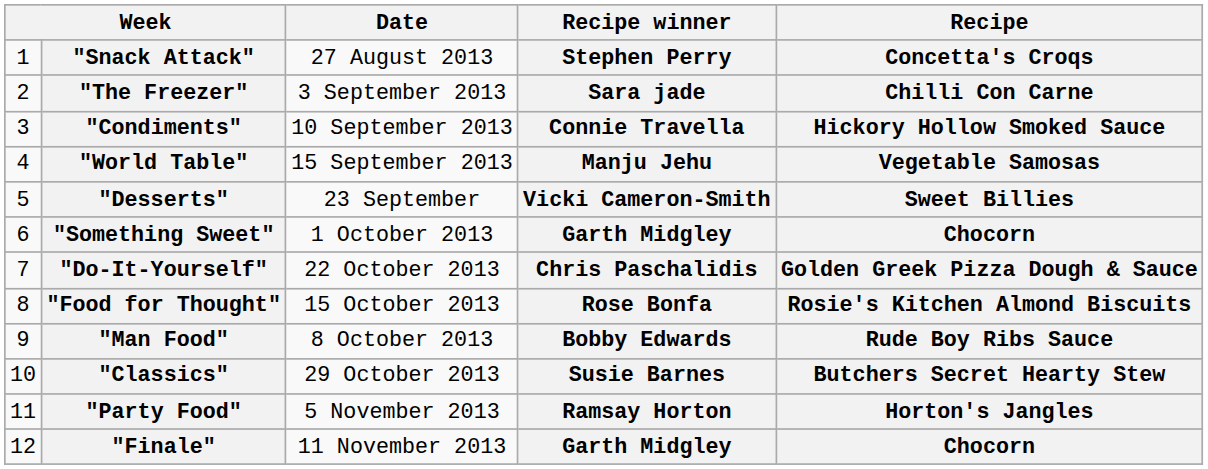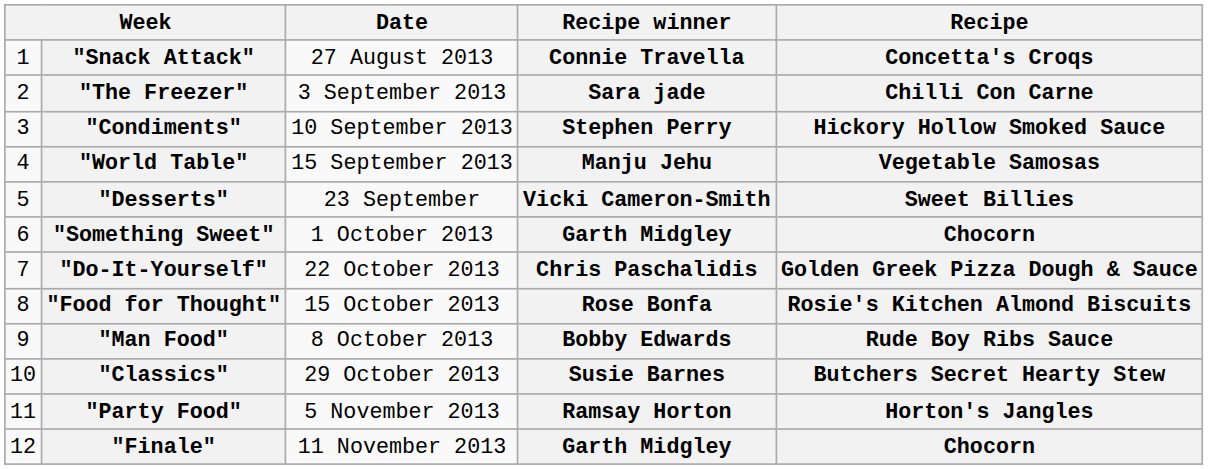(647, 58) Stephen Perry -> (647, 58) Connie Travella
(647, 129) Connie Travella -> (647, 129) Stephen Perry
